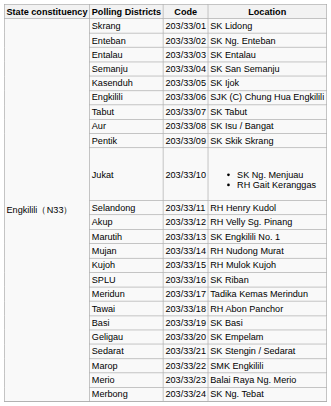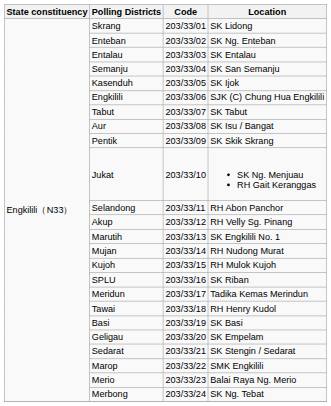(243, 207) RH Henry Kudol -> (247, 207) RH Abon Panchor
(247, 308) RH Abon Panchor -> (243, 308) RH Henry Kudol
